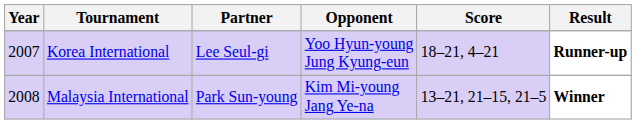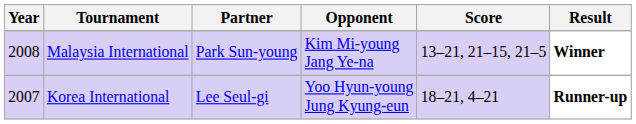rows swapped: (118, 97) <-> (108, 52)
